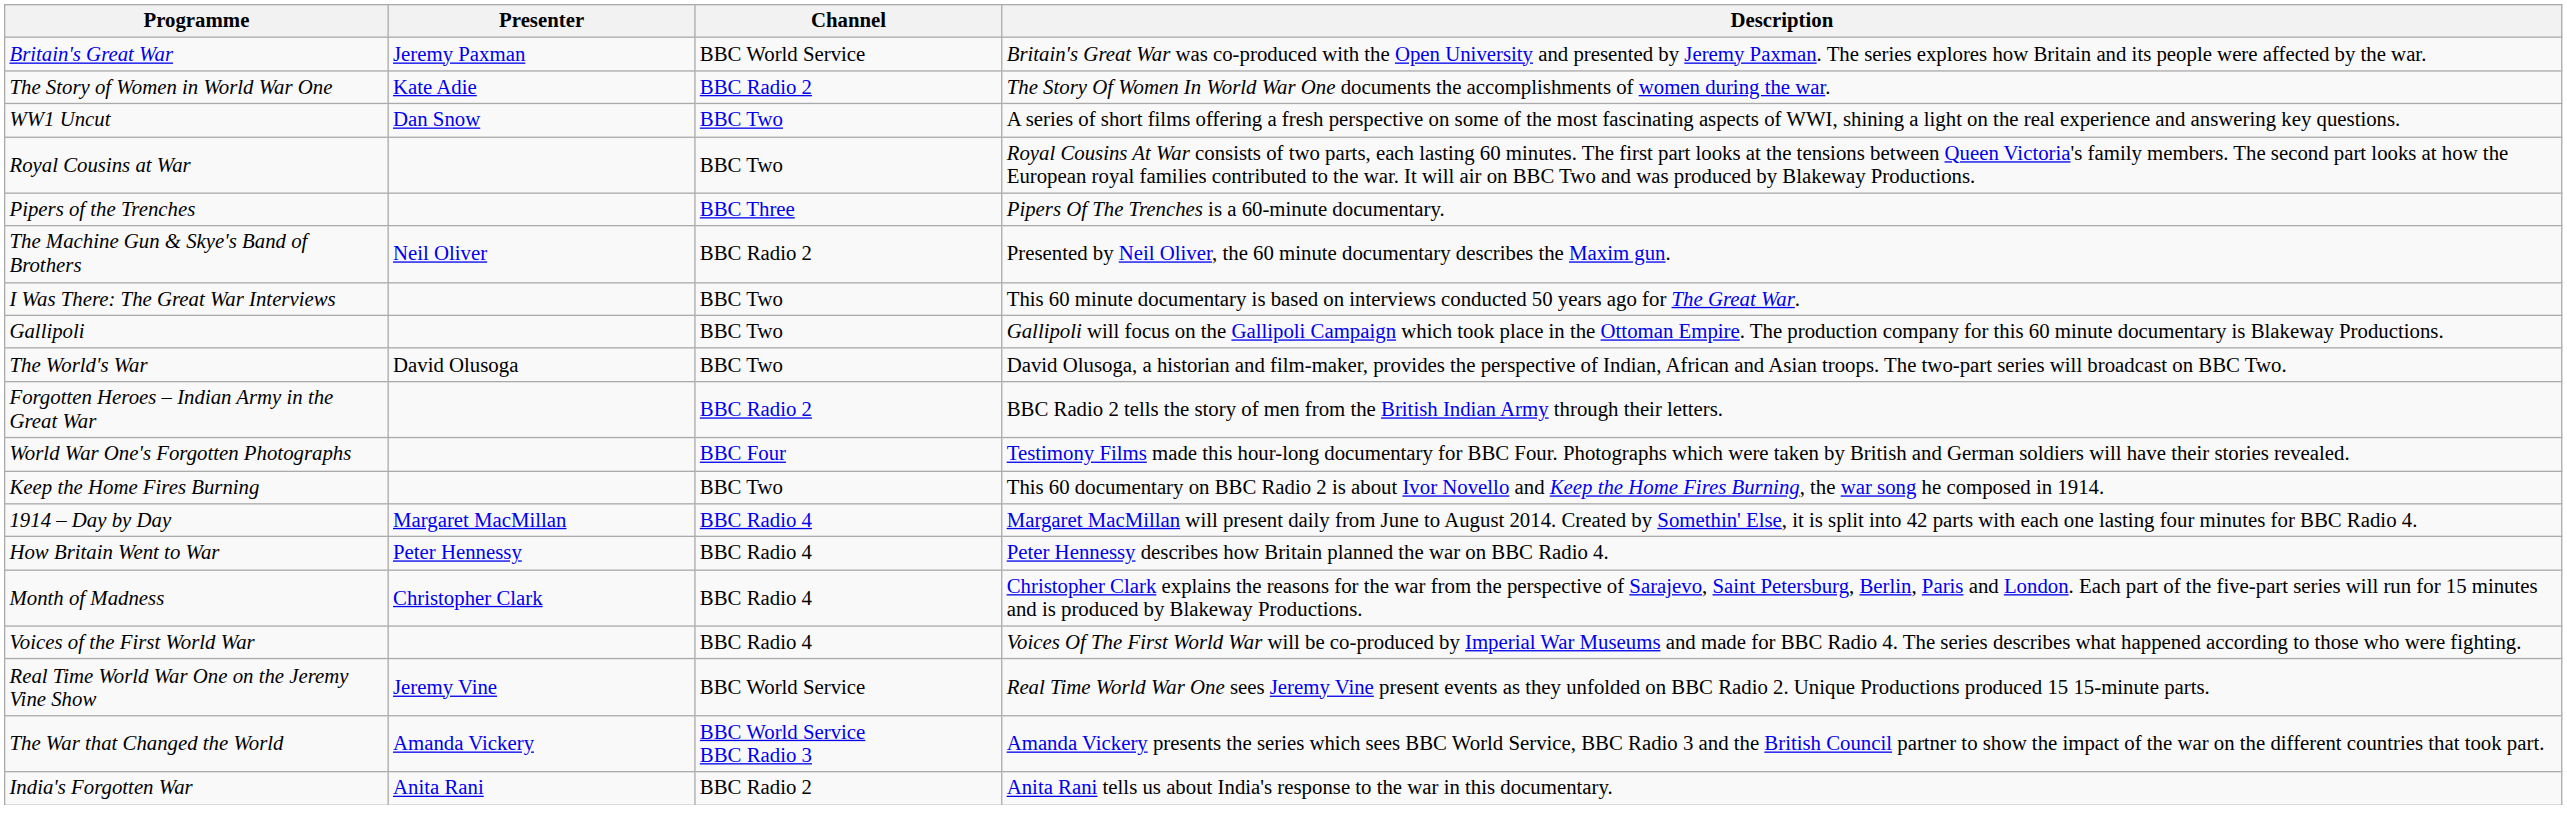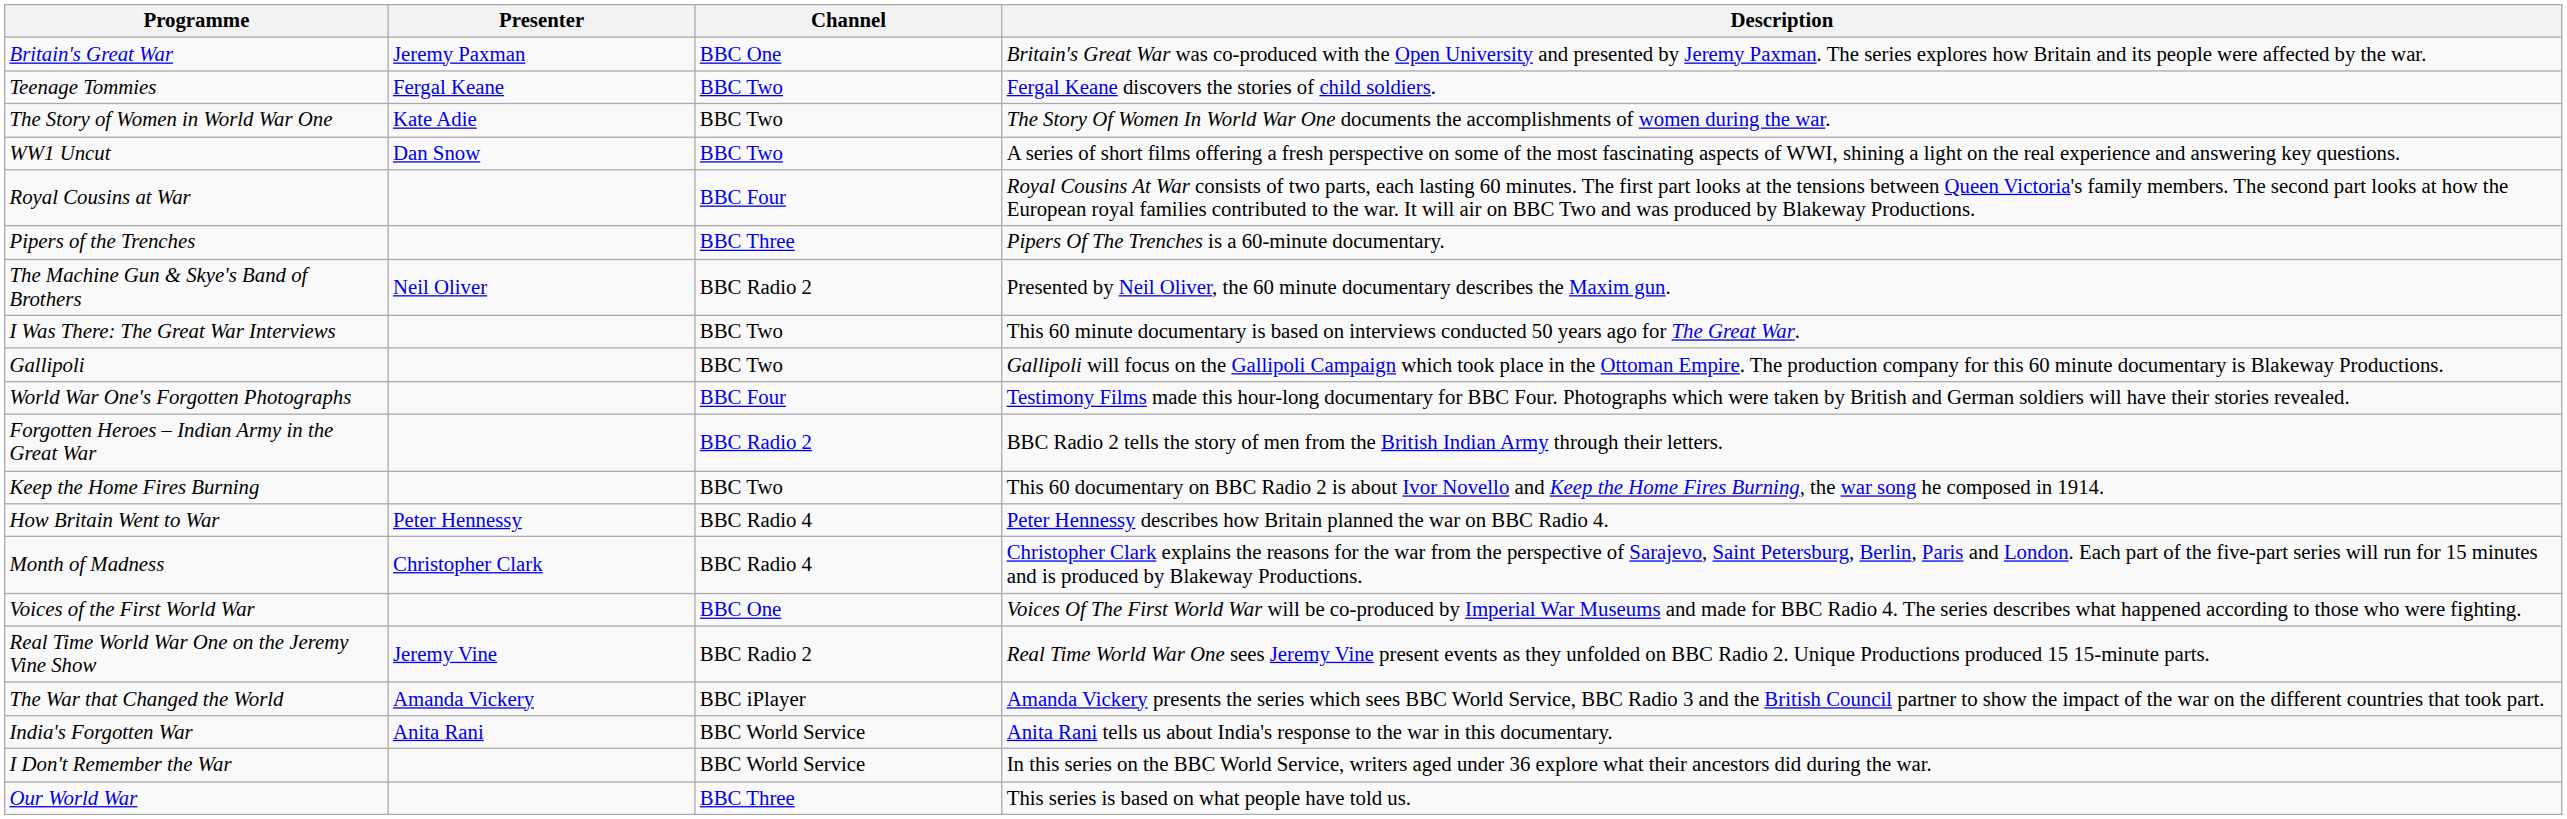(783, 53) BBC World Service -> (741, 53) BBC One
+ row: (83, 86)
(756, 86) BBC Radio 2 -> (741, 119) BBC Two
(741, 164) BBC Two -> (743, 197) BBC Four
- row: (79, 364)
rows swapped: (180, 454) <-> (171, 409)
- row: (90, 520)
(756, 642) BBC Radio 4 -> (741, 609) BBC One
(783, 687) BBC World Service -> (756, 654) BBC Radio 2
(783, 743) BBC World Service BBC Radio 3 -> (753, 698) BBC iPlayer
(756, 788) BBC Radio 2 -> (783, 731) BBC World Service
+ row: (120, 764)
+ row: (73, 797)
